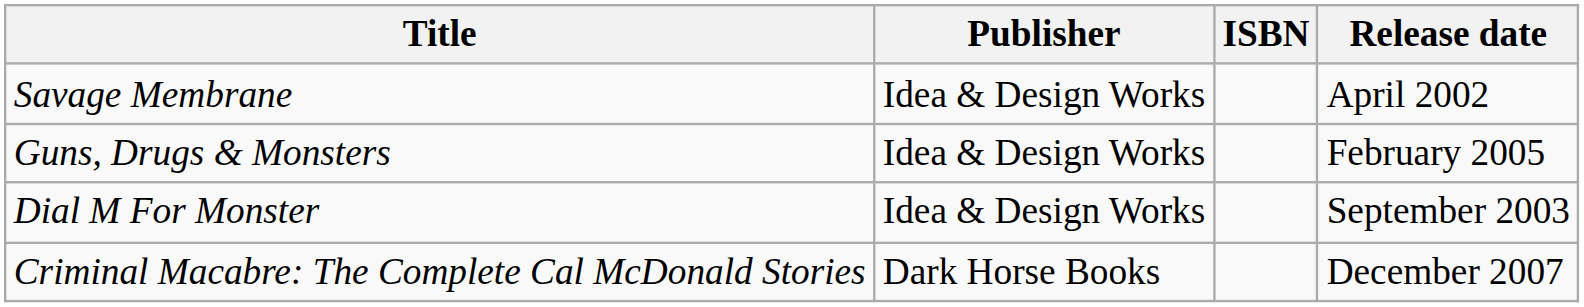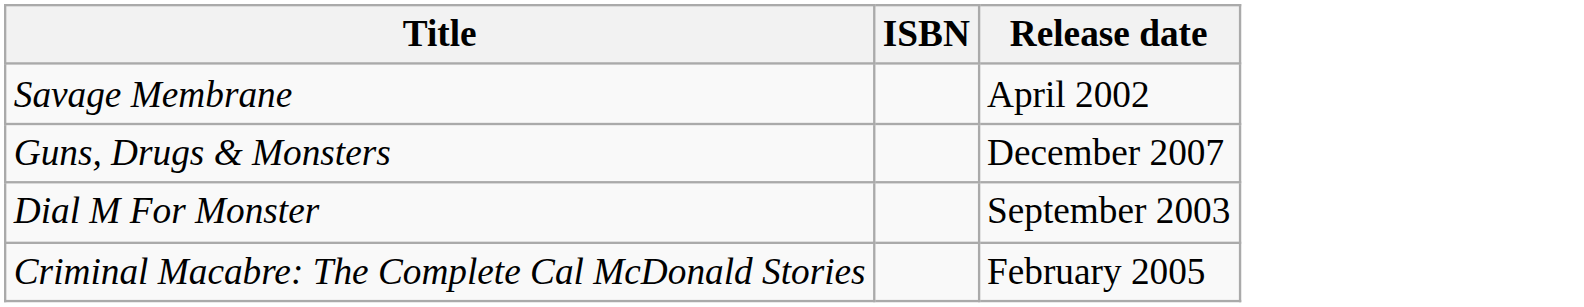- column: (1044, 34)
(1436, 152) February 2005 -> (1106, 152) December 2007
(1445, 270) December 2007 -> (1096, 270) February 2005
